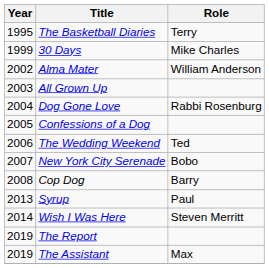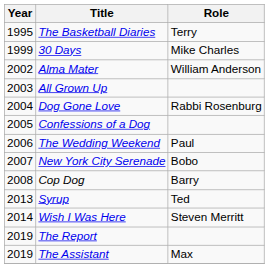(180, 143) Ted -> (183, 143) Paul
(183, 198) Paul -> (180, 198) Ted
